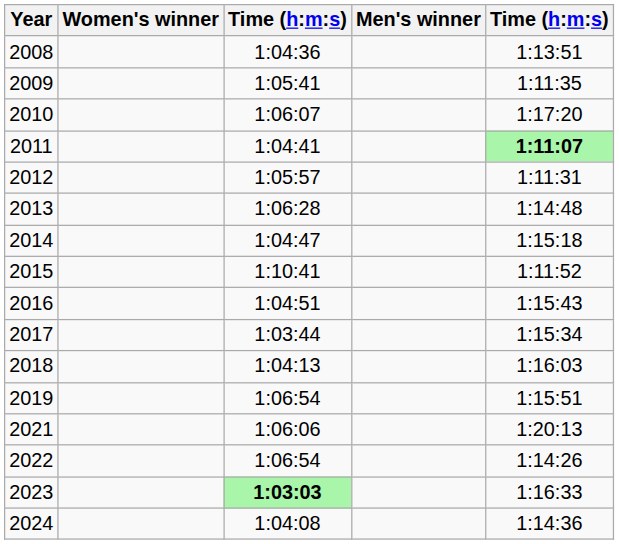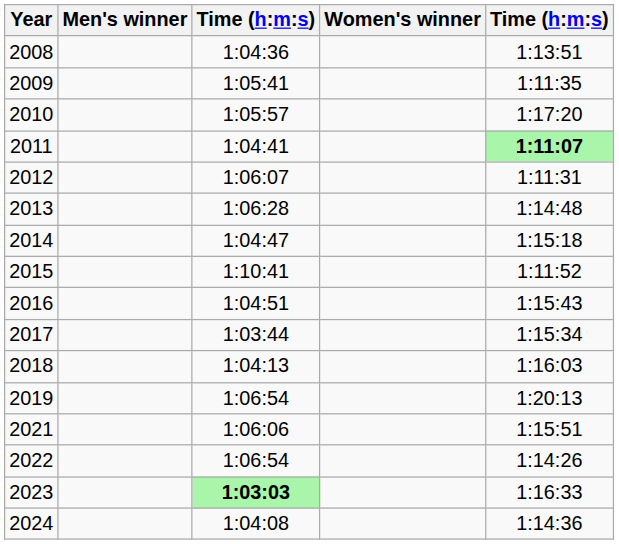columns swapped: (418, 20) <-> (141, 20)
(287, 114) 1:06:07 -> (256, 114) 1:05:57
(287, 177) 1:05:57 -> (256, 177) 1:06:07
(549, 397) 1:15:51 -> (549, 397) 1:20:13
(549, 429) 1:20:13 -> (549, 429) 1:15:51
